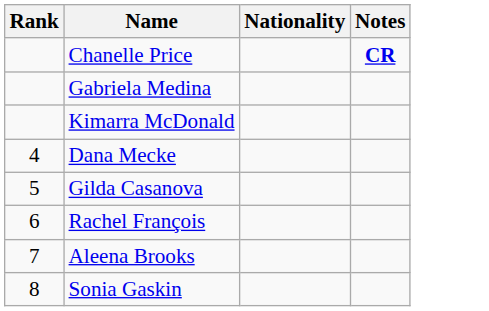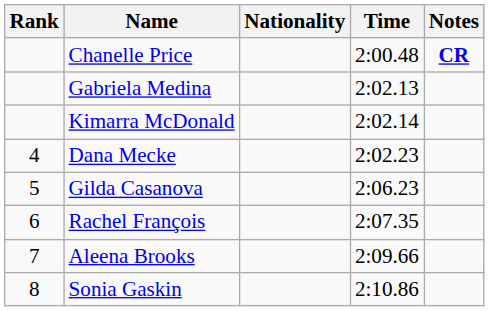+ column: (387, 21)
